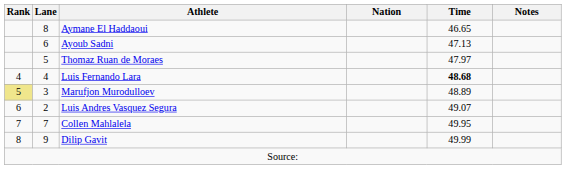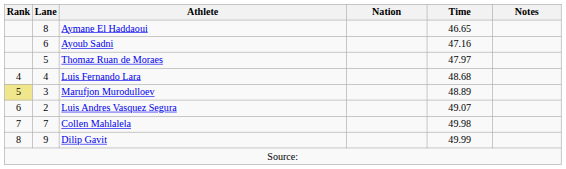(460, 44) 47.13 -> (460, 44) 47.16
(460, 76) bold -> (460, 76) normal
(460, 124) 49.95 -> (460, 124) 49.98
